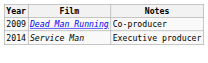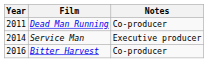(16, 24) 2009 -> (16, 24) 2011
+ row: (64, 51)
